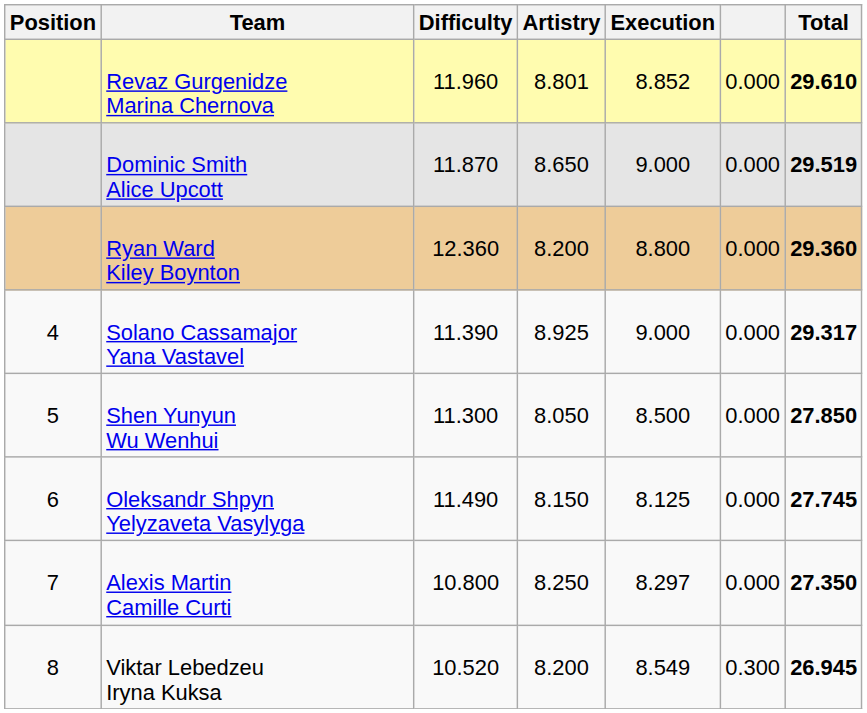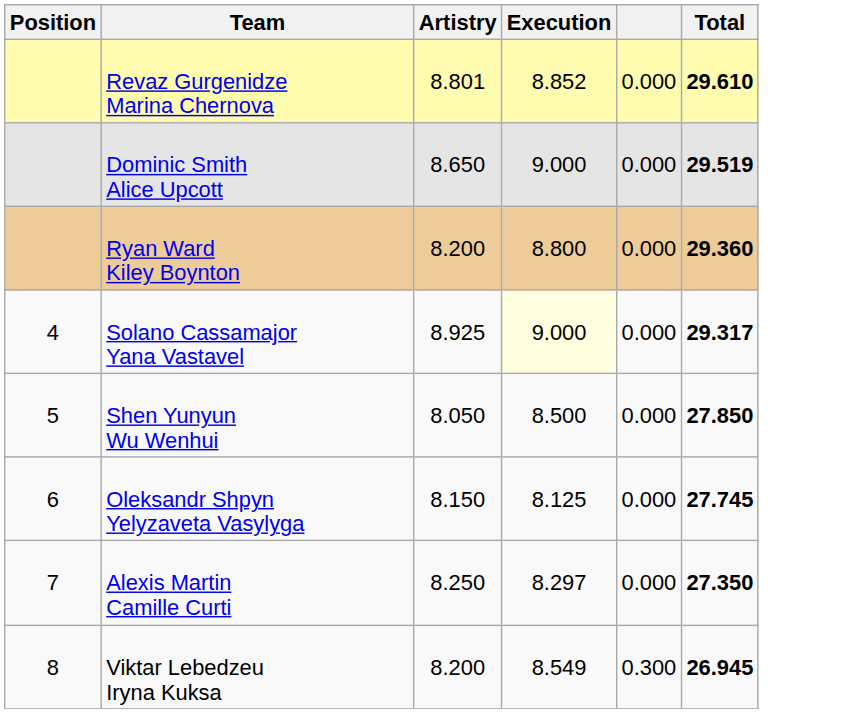- column: (466, 22)
(663, 332) no background -> (559, 332) lightyellow background
